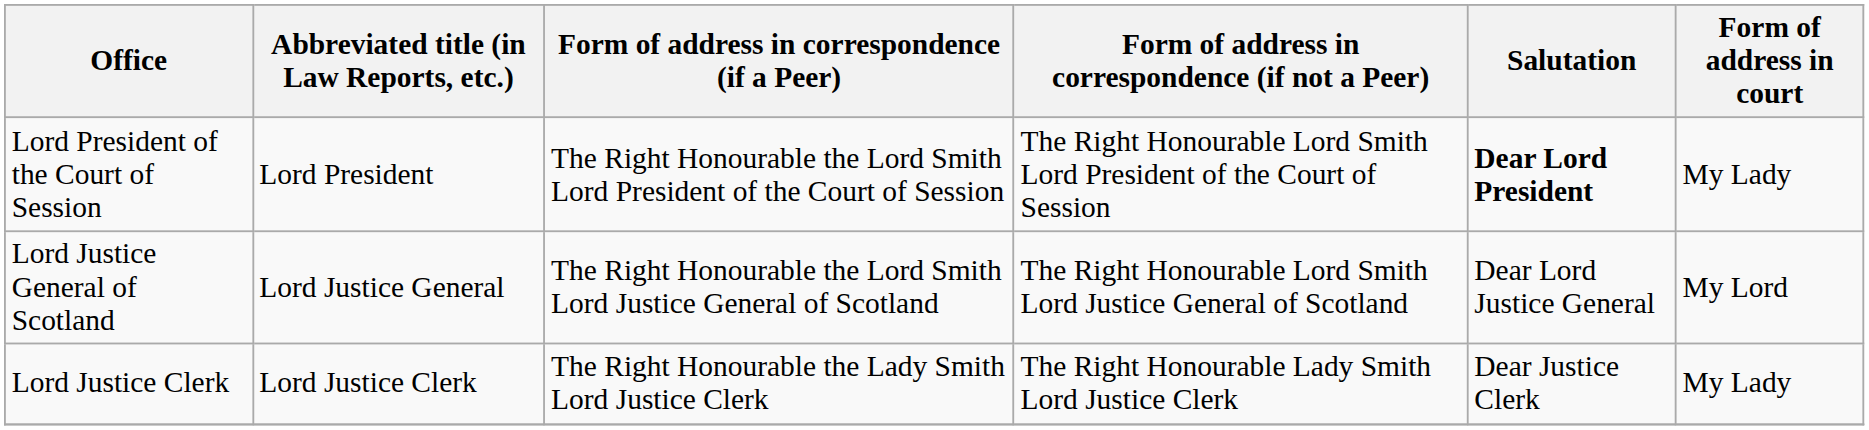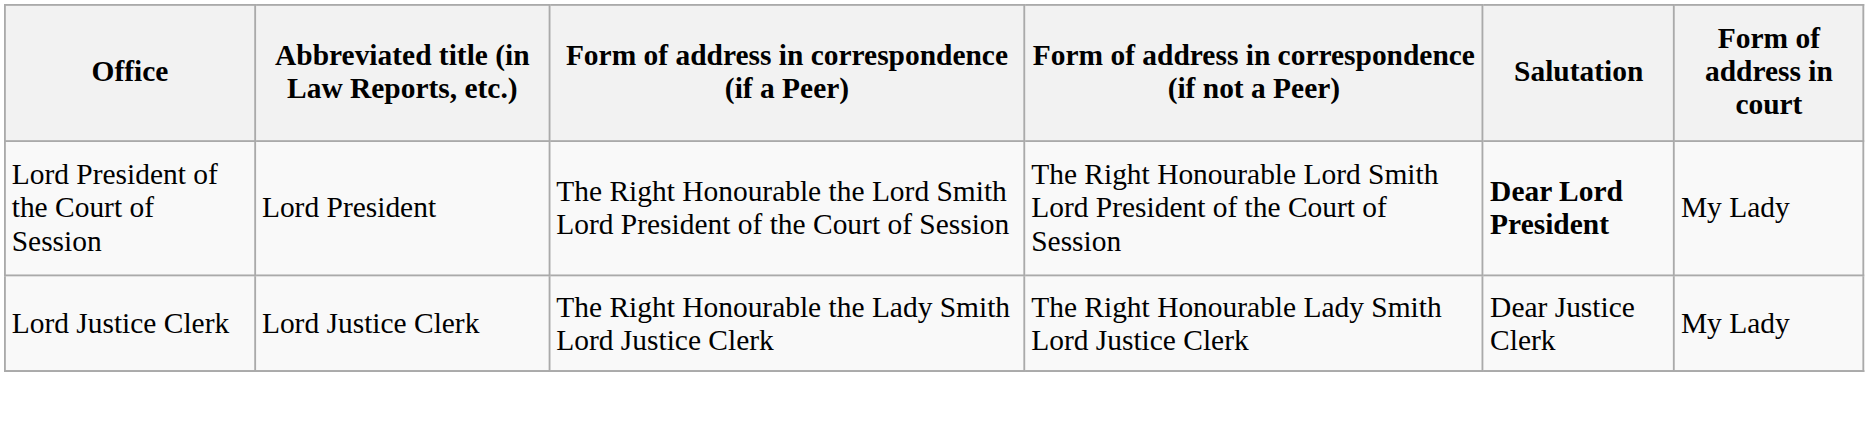- row: (84, 286)
